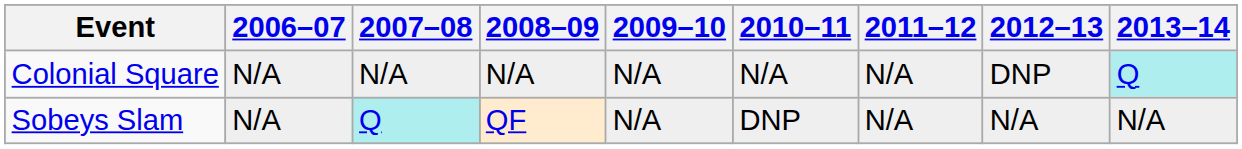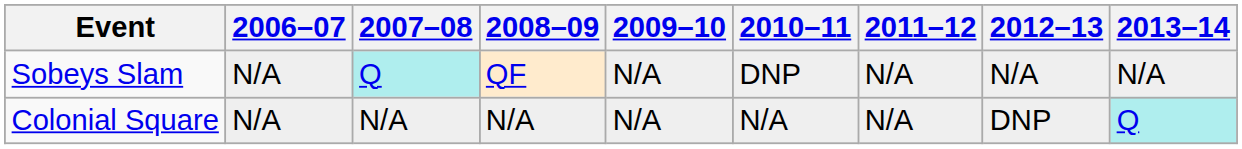rows swapped: (115, 73) <-> (97, 119)
